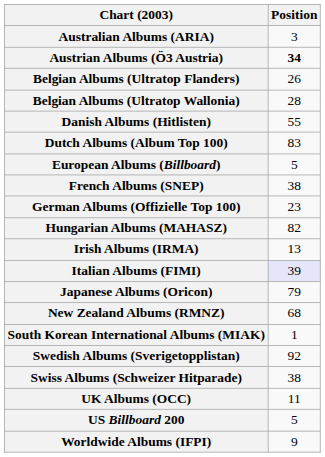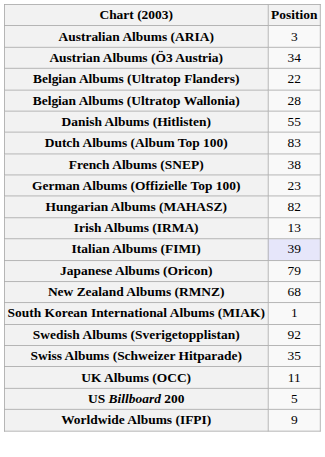(294, 57) bold -> (294, 57) normal
(294, 79) 26 -> (294, 79) 22
- row: (136, 164)
(294, 377) 38 -> (294, 356) 35
